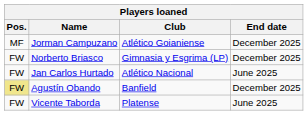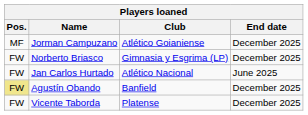(255, 103) June 2025 -> (267, 103) December 2025
